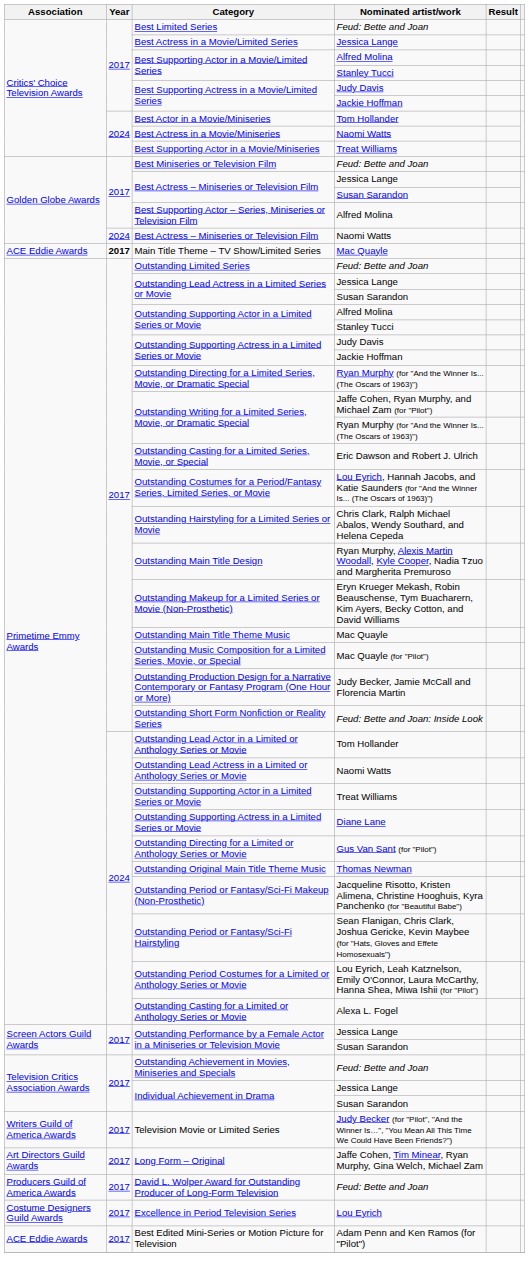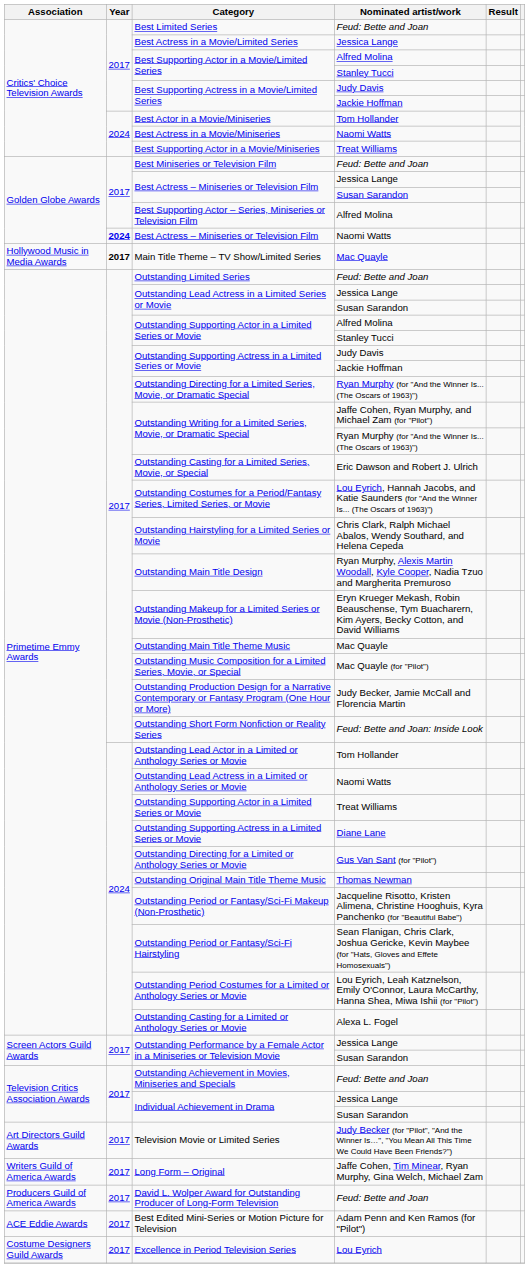(119, 236) normal -> (119, 236) bold
(47, 251) ACE Eddie Awards -> (48, 256) Hollywood Music in Media Awards
(41, 1129) Writers Guild of America Awards -> (46, 1140) Art Directors Guild Awards
(46, 1161) Art Directors Guild Awards -> (41, 1171) Writers Guild of America Awards
rows swapped: (229, 1239) <-> (215, 1213)
